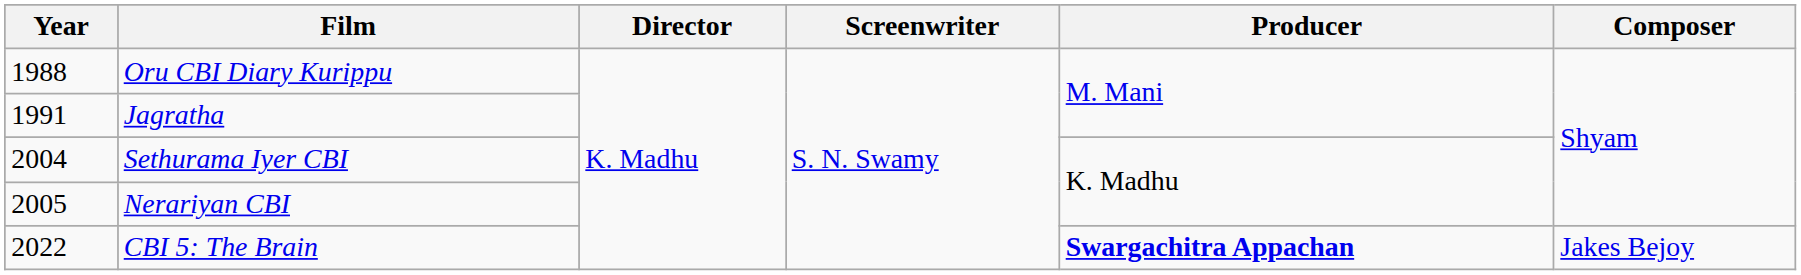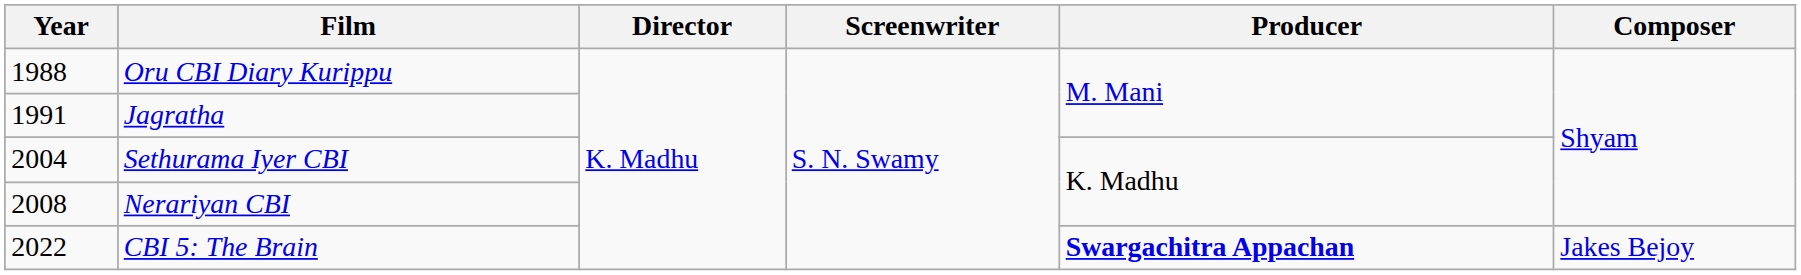(39, 203) 2005 -> (39, 203) 2008
